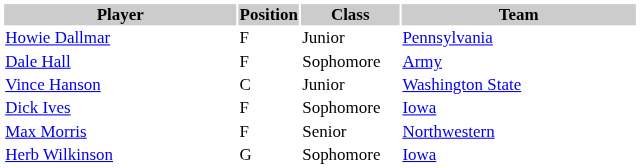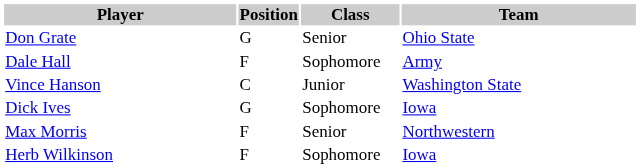- row: (58, 38)
+ row: (41, 38)
(244, 107) F -> (246, 107) G
(246, 154) G -> (244, 154) F
